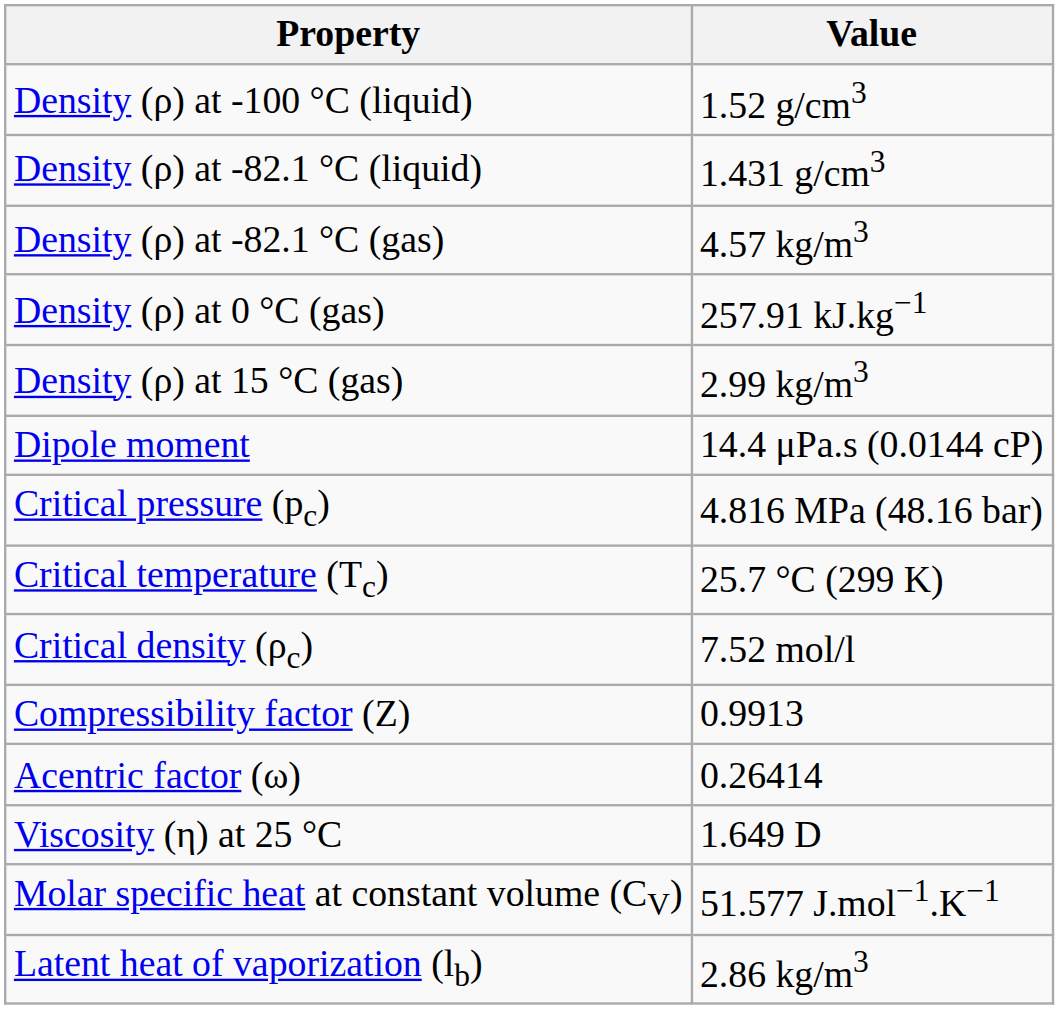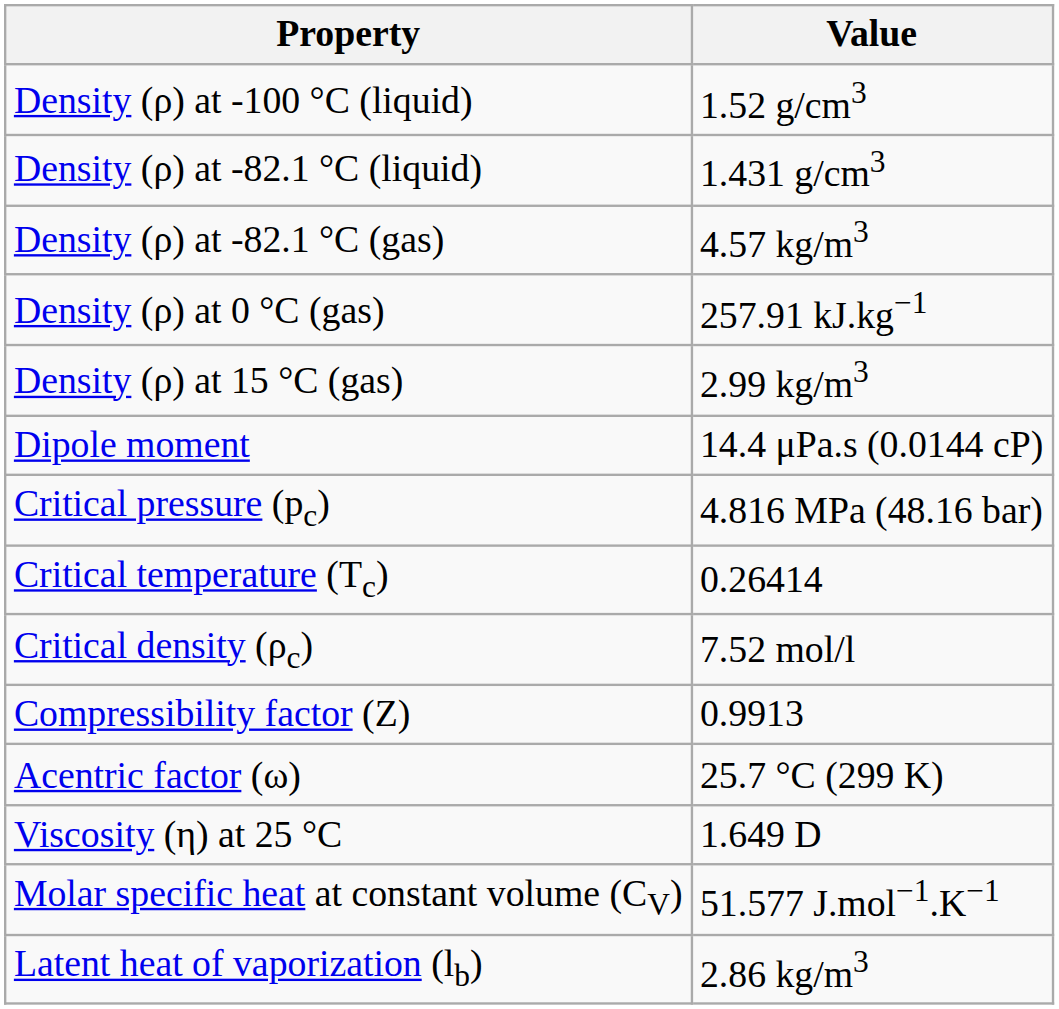(822, 579) 25.7 °C (299 K) -> (761, 579) 0.26414
(761, 773) 0.26414 -> (822, 773) 25.7 °C (299 K)
